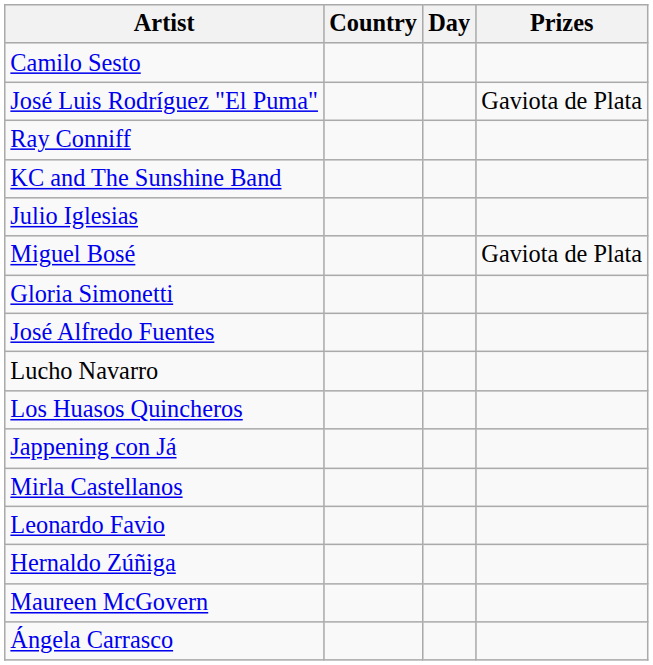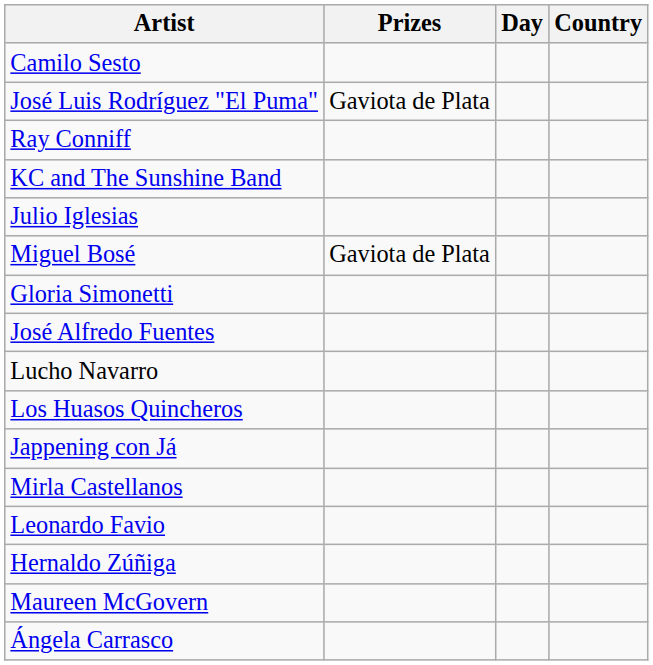columns swapped: (373, 23) <-> (562, 23)
